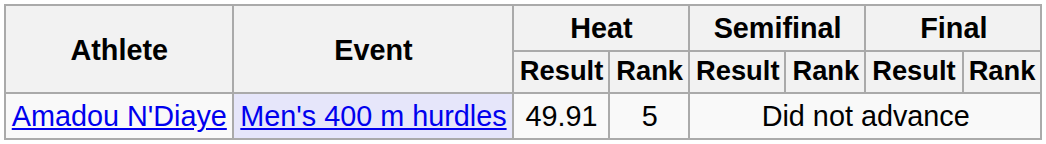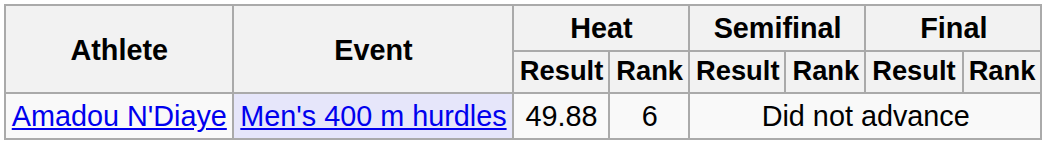(562, 117) 49.91 -> (562, 117) 49.88
(650, 117) 5 -> (650, 117) 6
